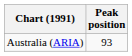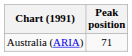(107, 42) 93 -> (107, 42) 71
